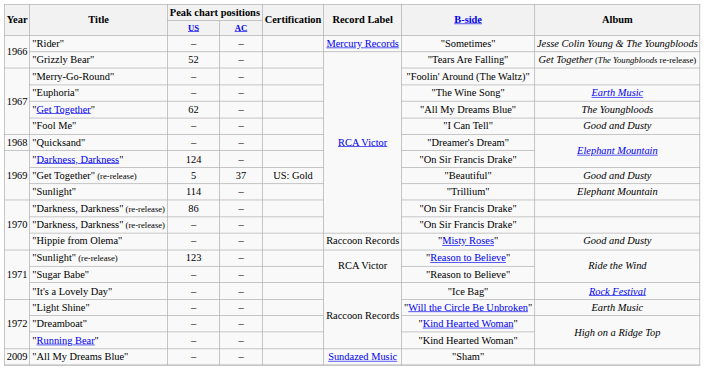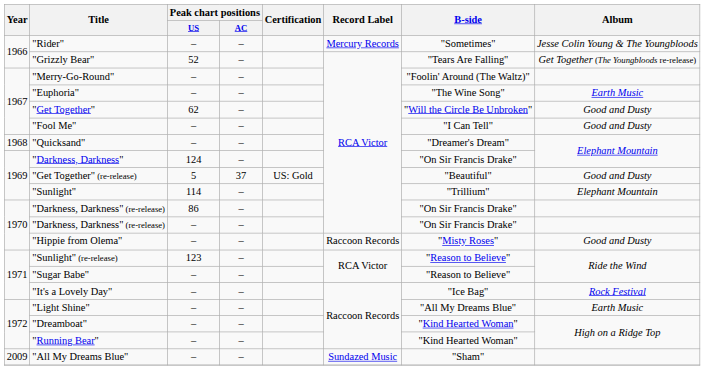(468, 109) "All My Dreams Blue" -> (468, 109) "Will the Circle Be Unbroken"
(617, 109) The Youngbloods -> (617, 109) Good and Dusty
(468, 307) "Will the Circle Be Unbroken" -> (468, 307) "All My Dreams Blue"
